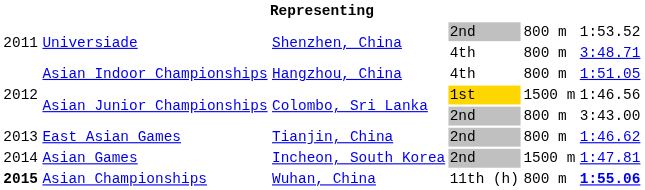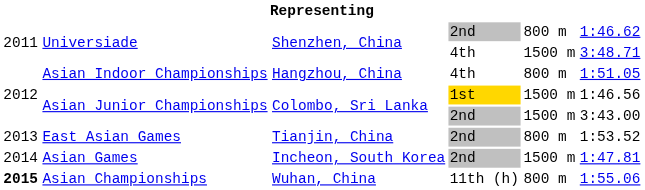(610, 32) 1:53.52 -> (610, 32) 1:46.62
(545, 53) 800 m -> (549, 53) 1500 m
(545, 116) 800 m -> (549, 116) 1500 m
(610, 137) 1:46.62 -> (610, 137) 1:53.52
(610, 179) bold -> (610, 179) normal
